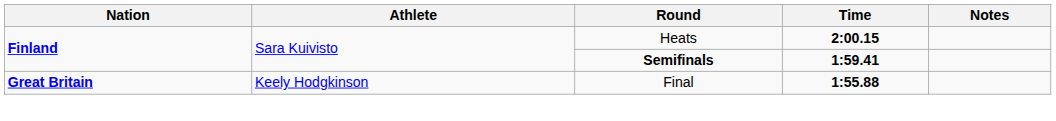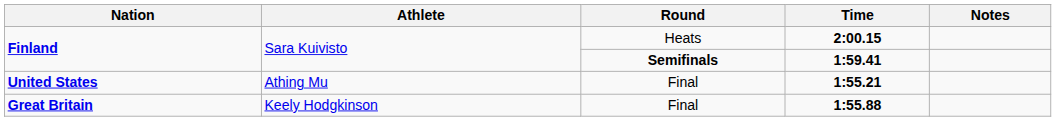+ row: (857, 82)
